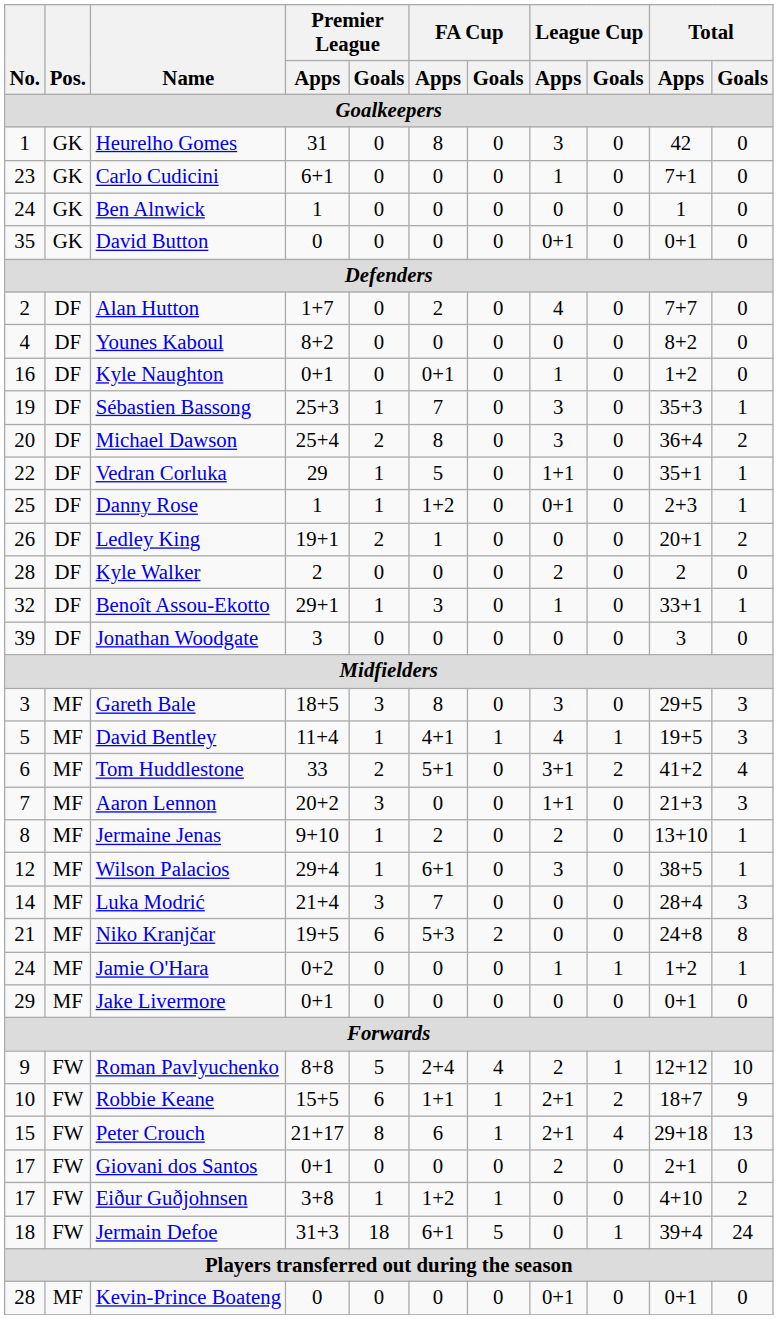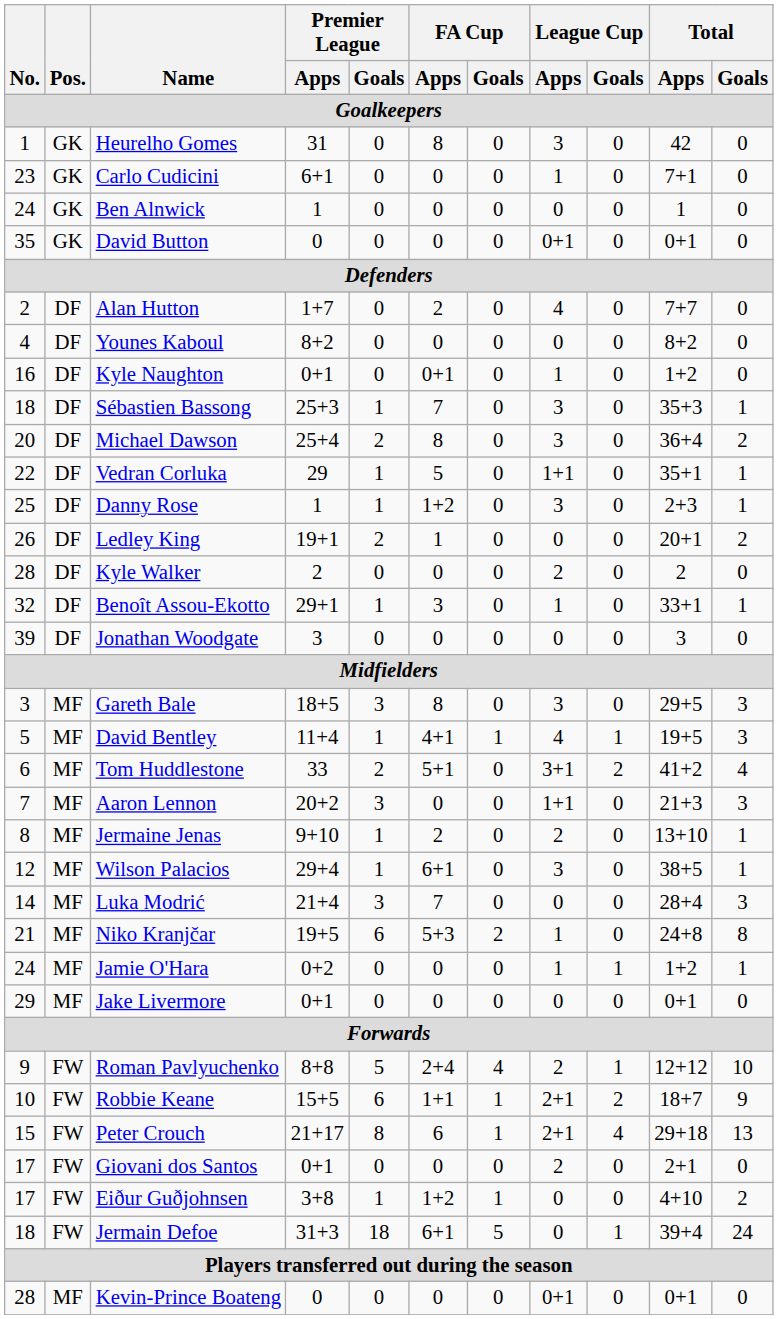(25, 407) 19 -> (25, 407) 18
(558, 506) 0+1 -> (558, 506) 3
(558, 935) 0 -> (558, 935) 1
